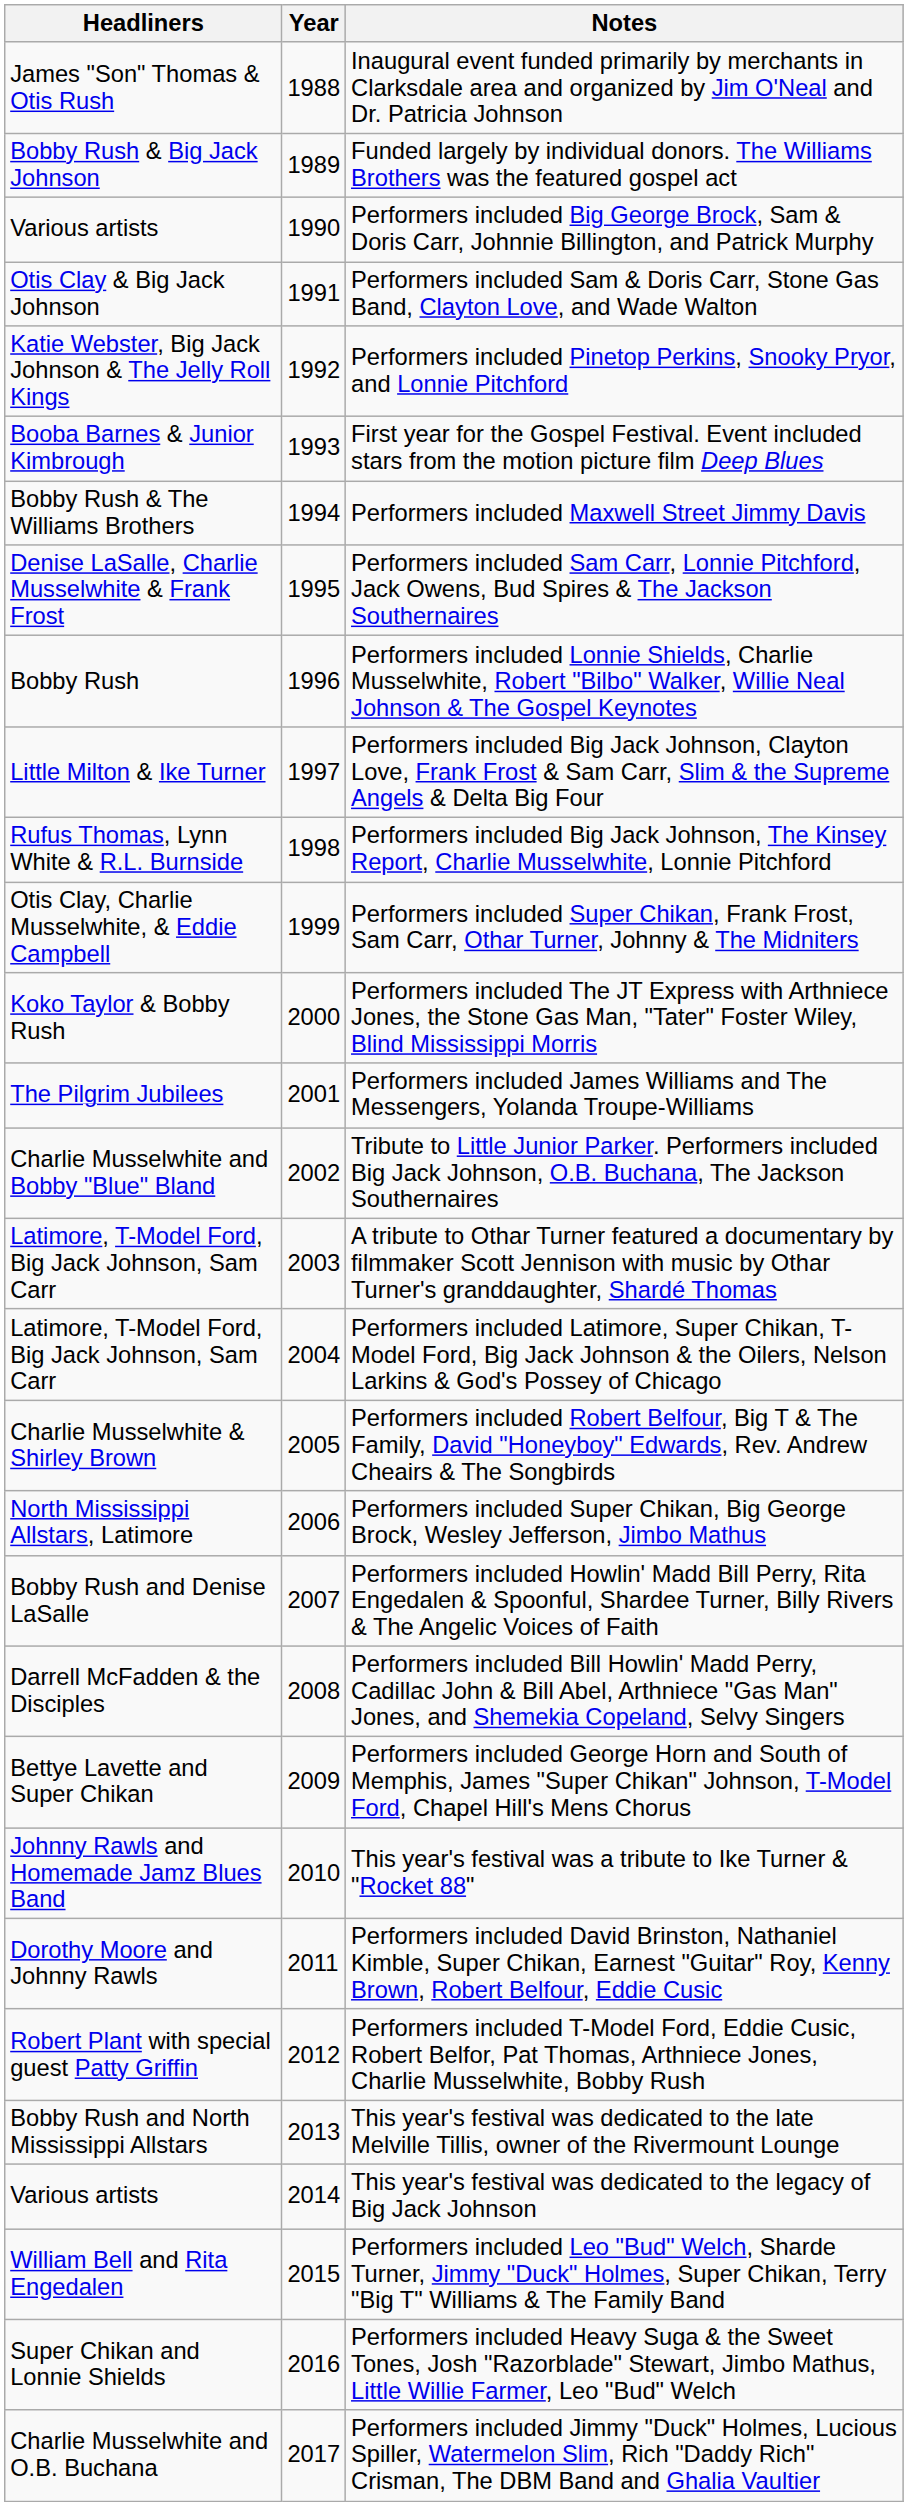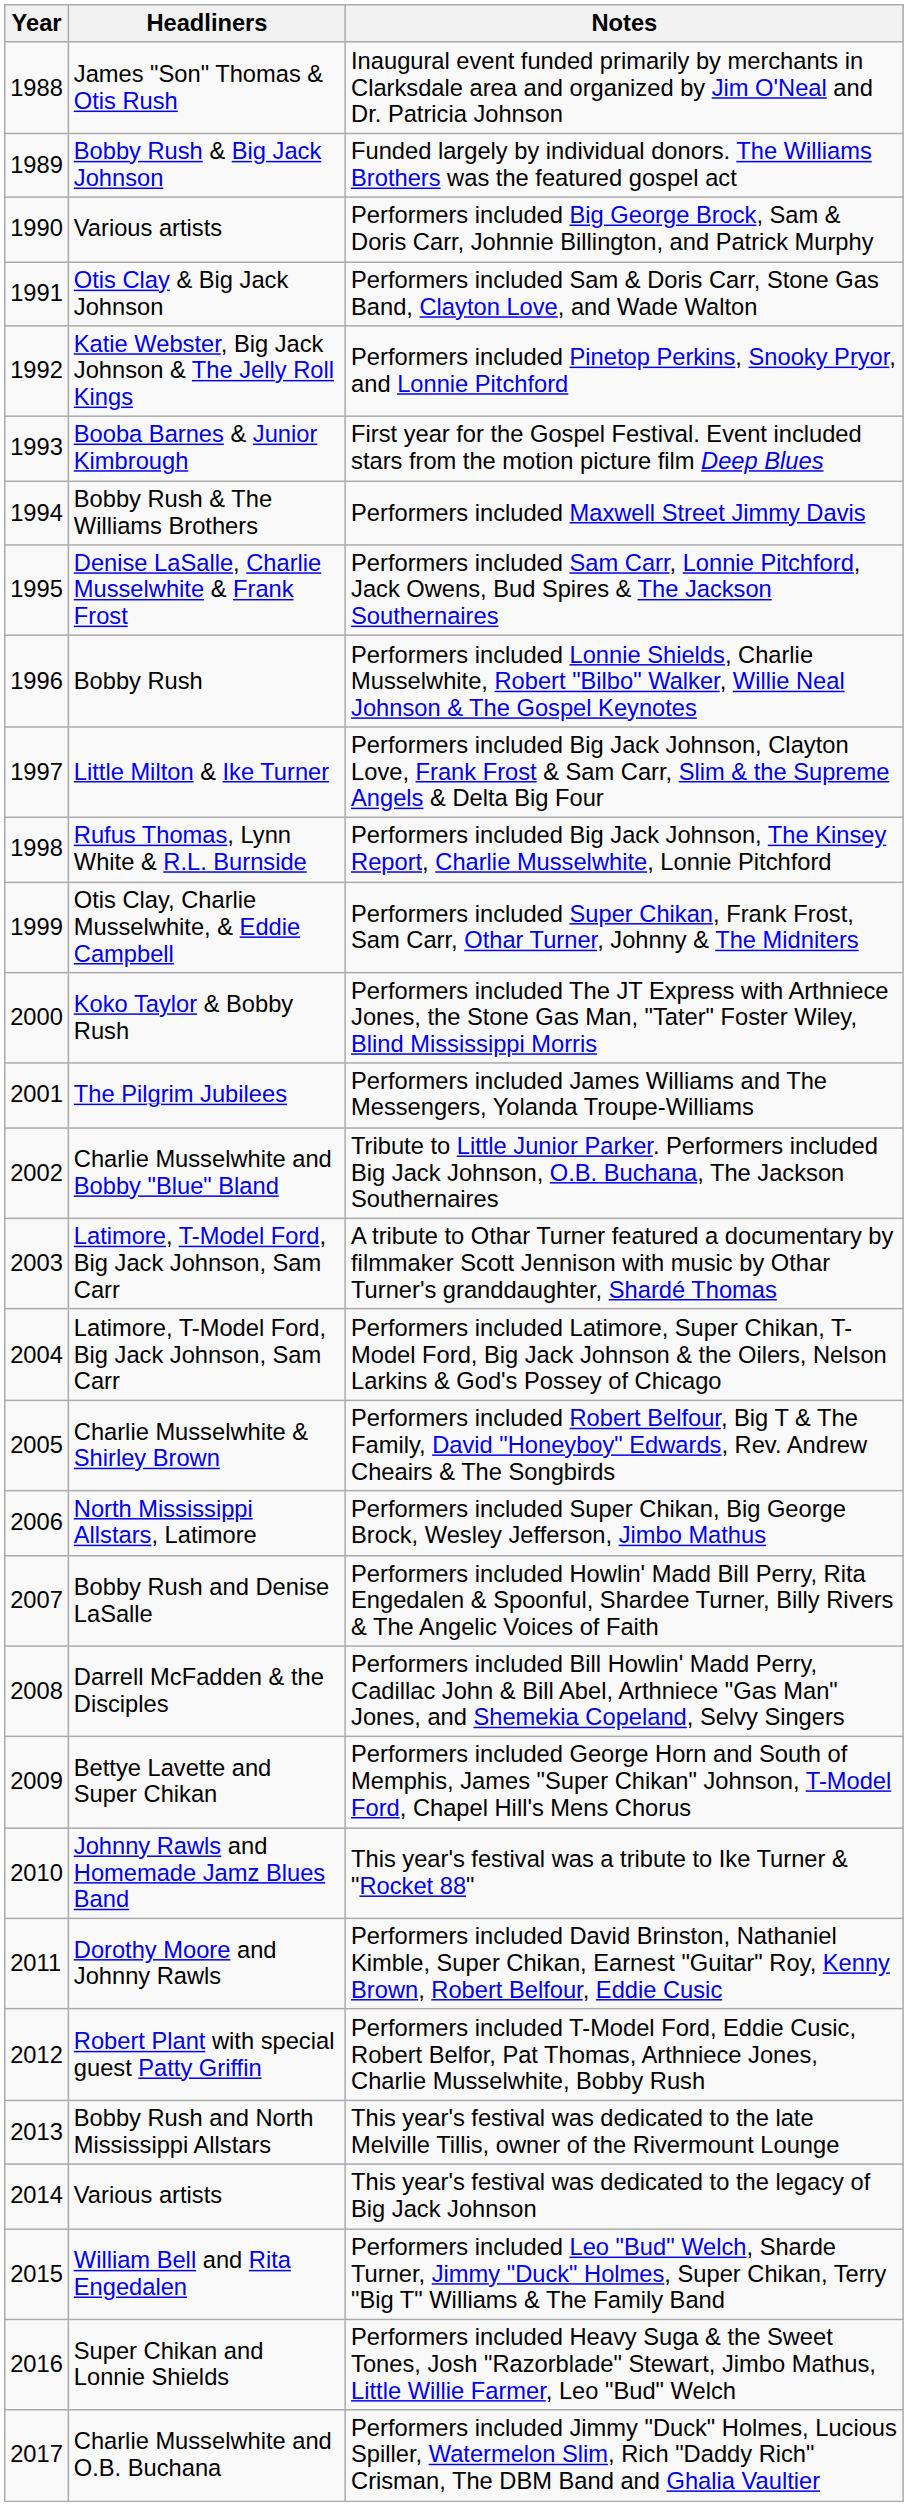columns swapped: (314, 23) <-> (143, 23)
